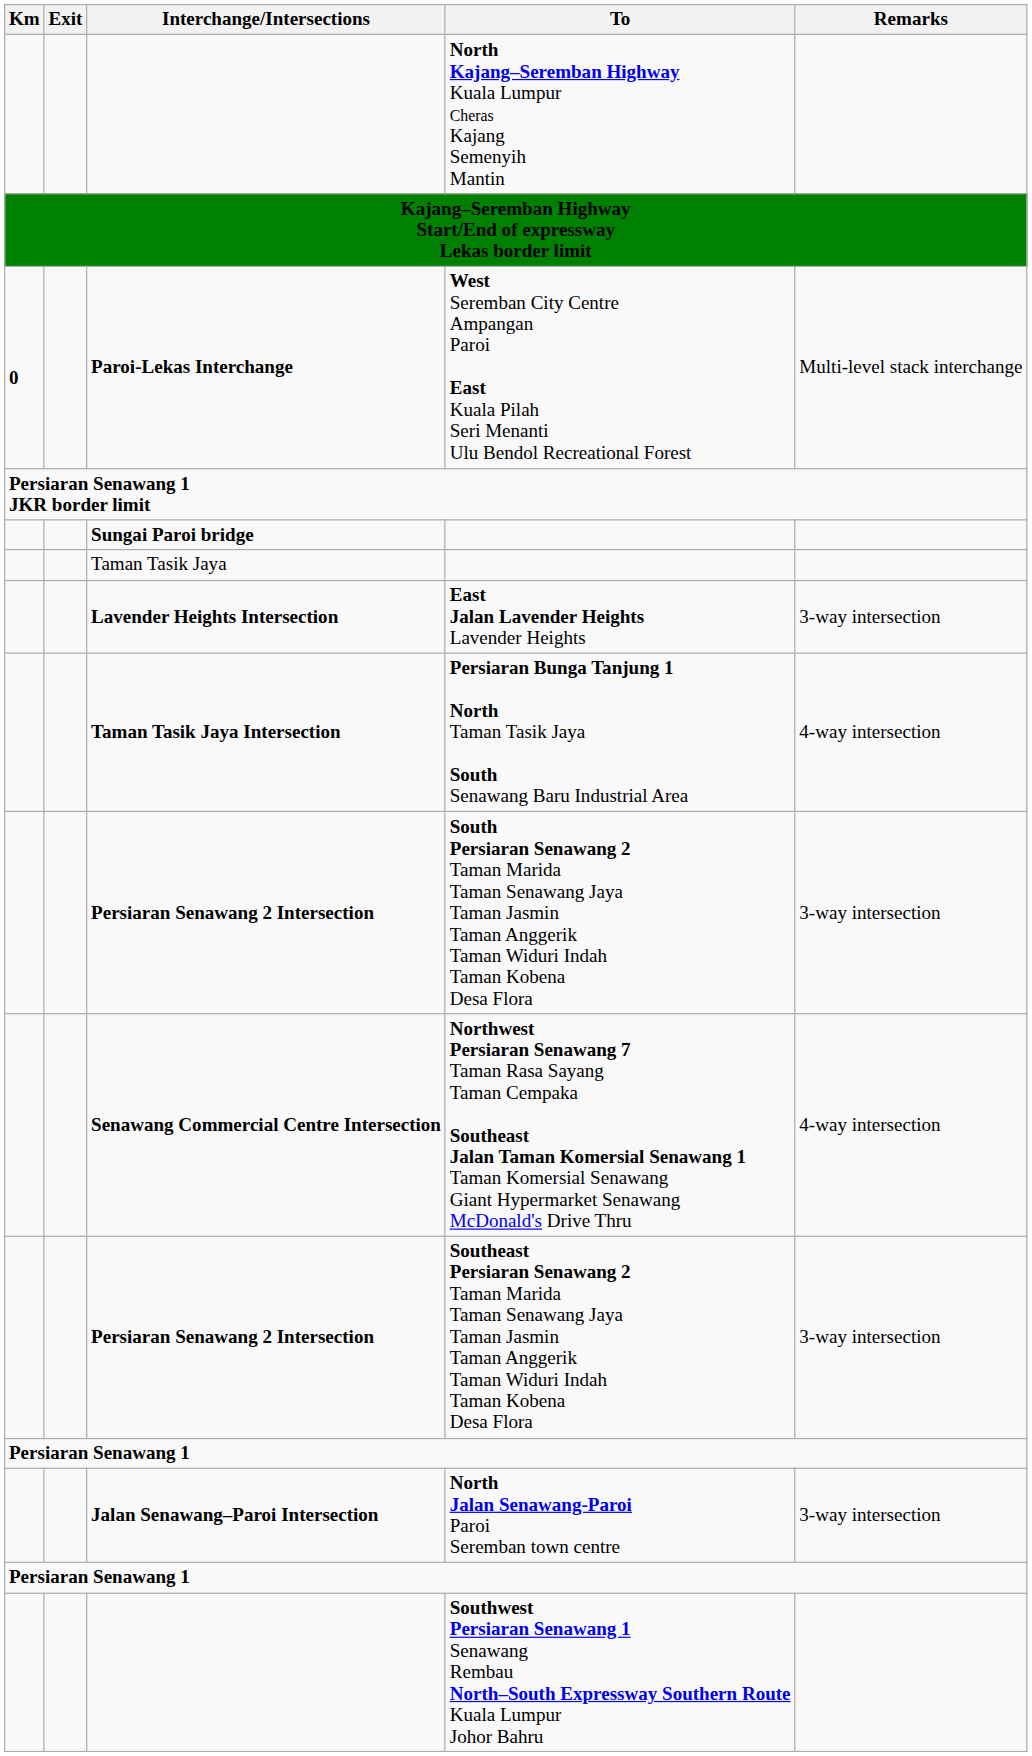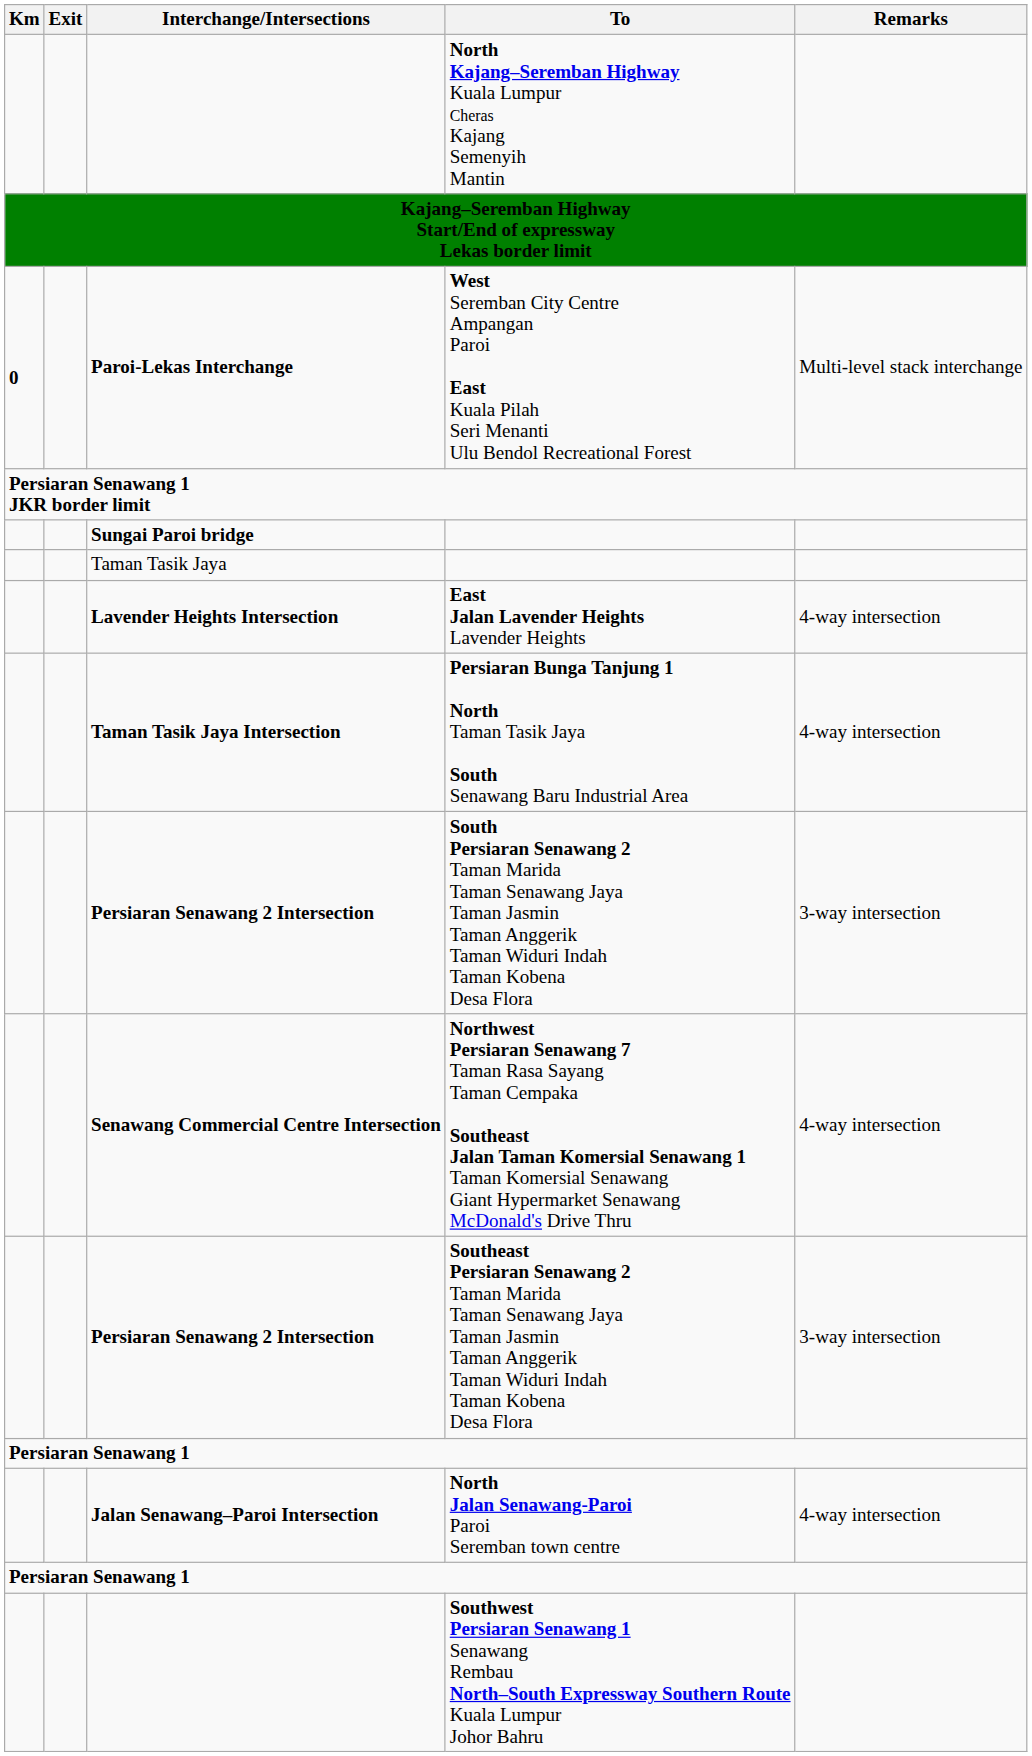(870, 616) 3-way intersection -> (870, 616) 4-way intersection
(870, 1515) 3-way intersection -> (870, 1515) 4-way intersection
